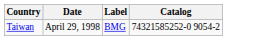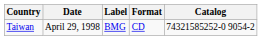+ column: (147, 11)
